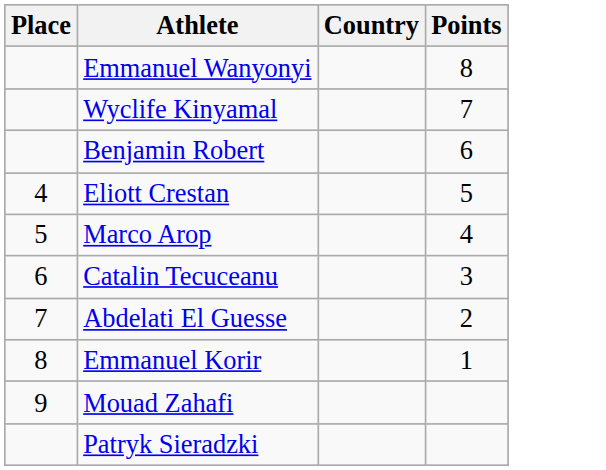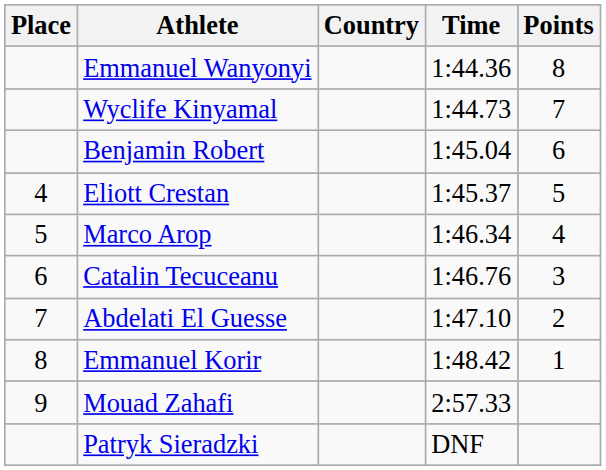+ column: (471, 25)
